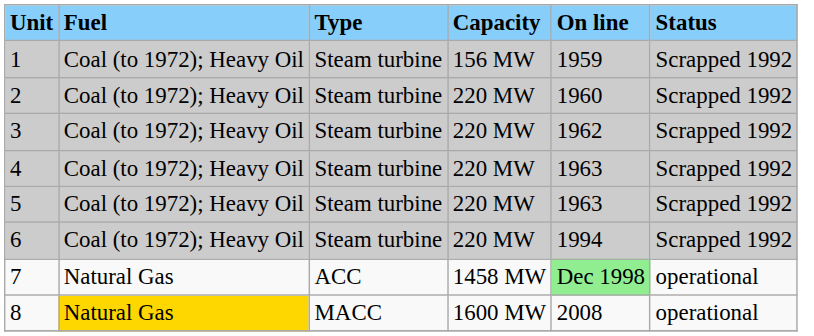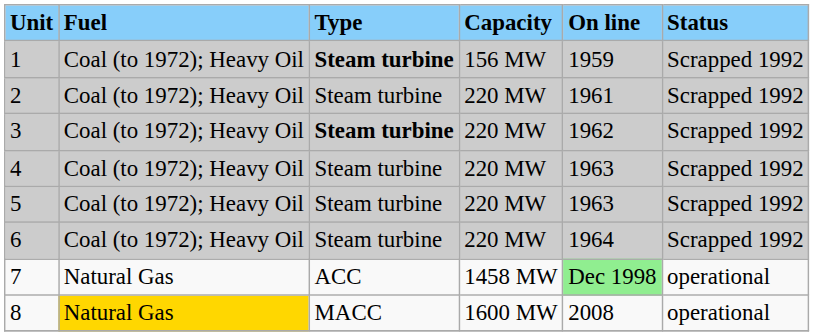(378, 58) normal -> (384, 58) bold
(580, 95) 1960 -> (591, 95) 1961
(378, 131) normal -> (384, 131) bold
(580, 240) 1994 -> (591, 240) 1964
